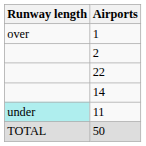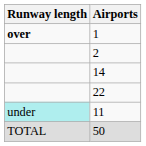(18, 33) normal -> (19, 33) bold
rows swapped: (99, 92) <-> (99, 72)
